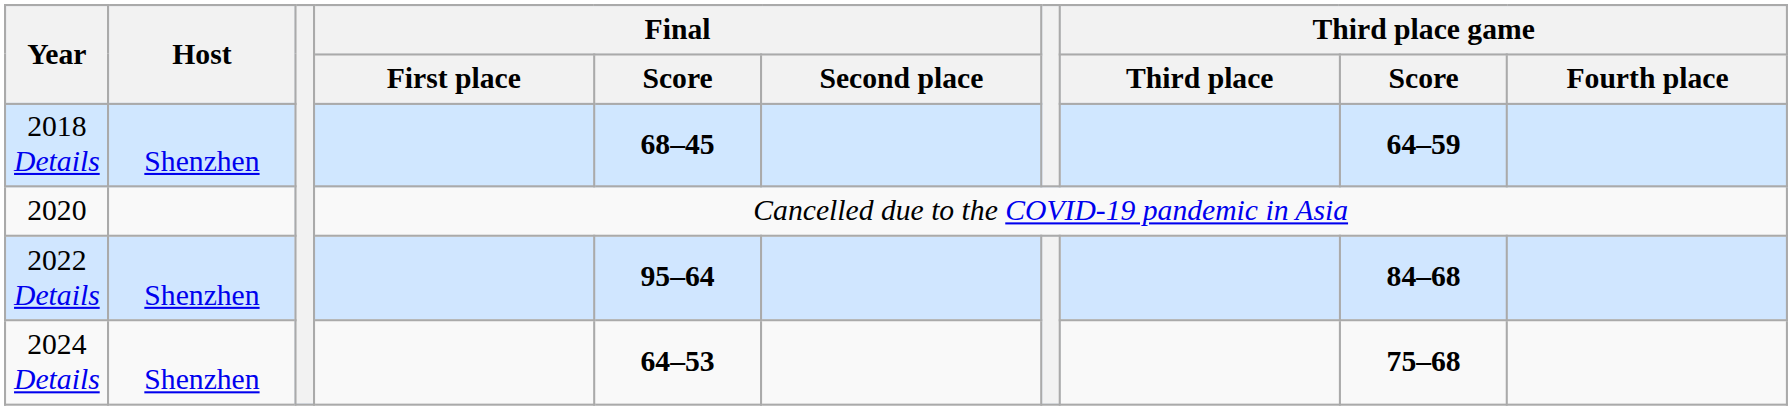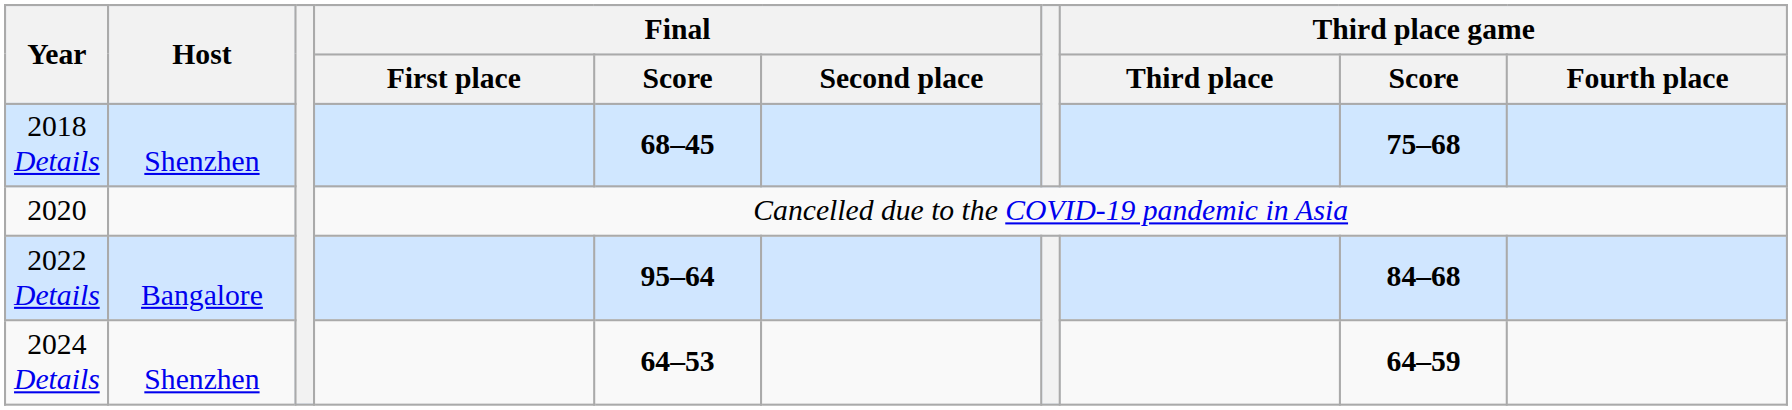(1424, 144) 64–59 -> (1424, 144) 75–68
(202, 295) Shenzhen -> (202, 295) Bangalore
(1424, 361) 75–68 -> (1424, 361) 64–59
